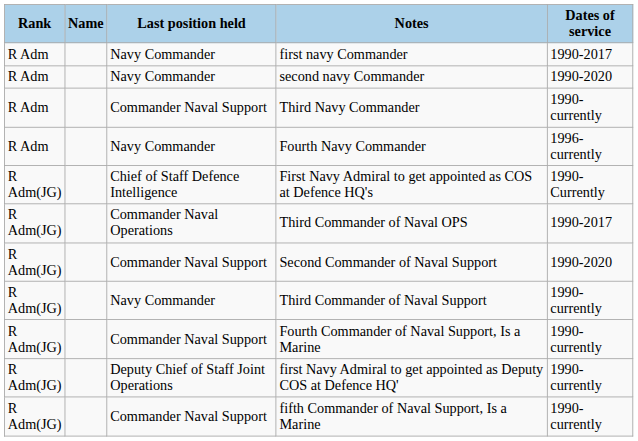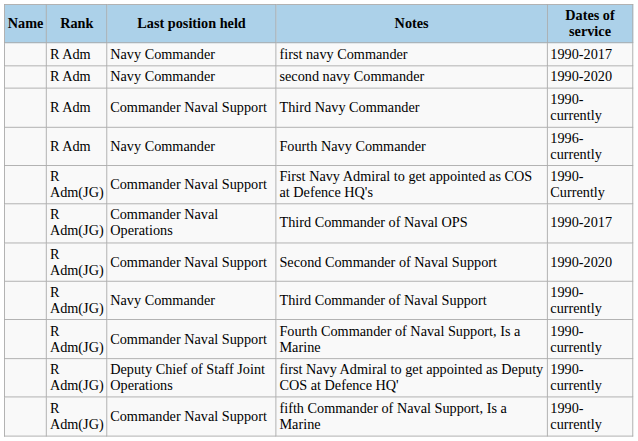columns swapped: (35, 23) <-> (86, 23)
(175, 184) Chief of Staff Defence Intelligence -> (189, 184) Commander Naval Support
